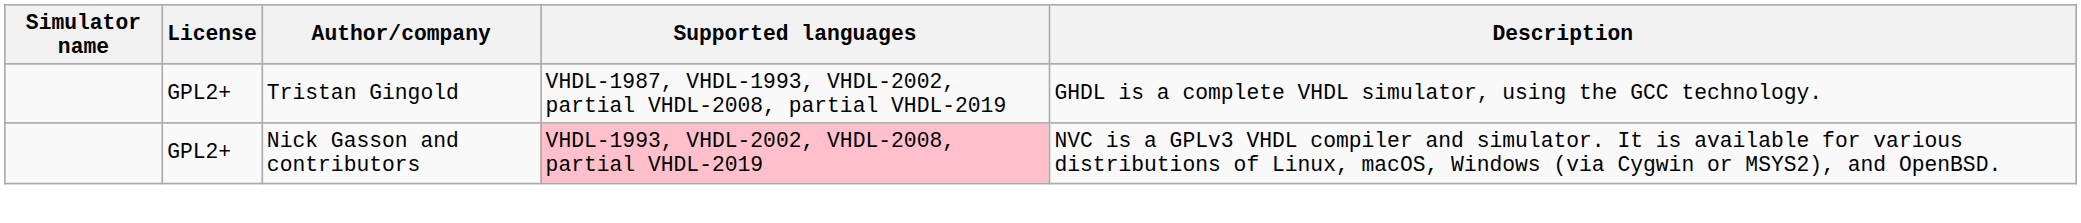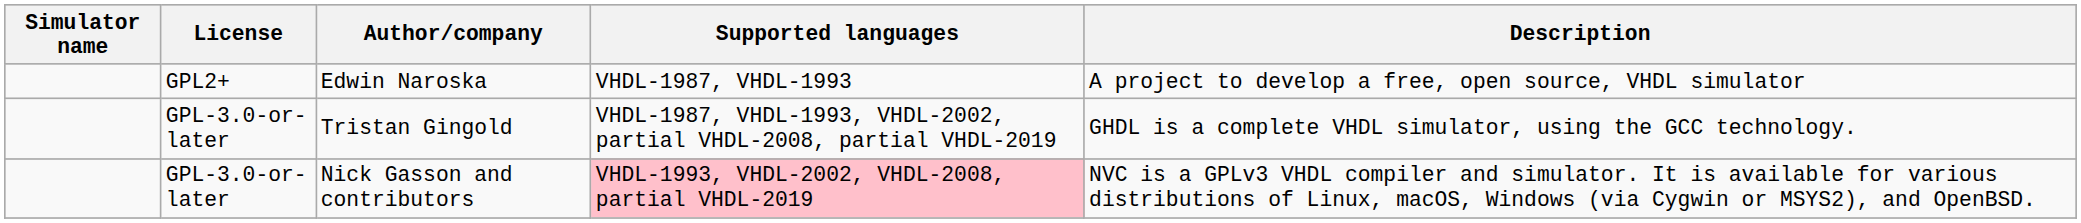+ row: (404, 82)
(199, 94) GPL2+ -> (236, 129) GPL-3.0-or-later
(199, 153) GPL2+ -> (236, 188) GPL-3.0-or-later
